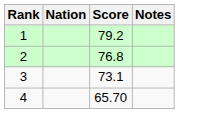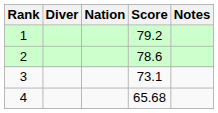+ column: (62, 14)
(111, 56) 76.8 -> (150, 56) 78.6
(111, 98) 65.70 -> (150, 98) 65.68
